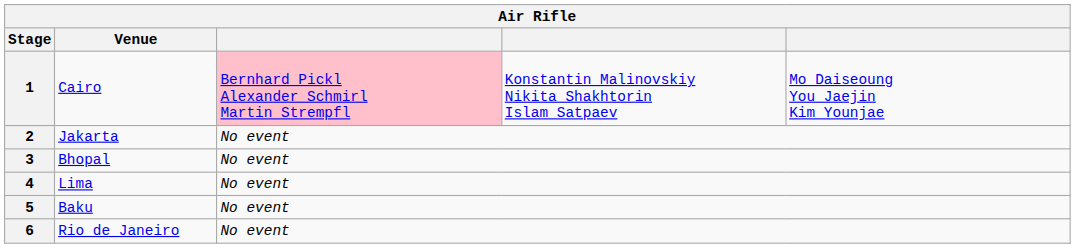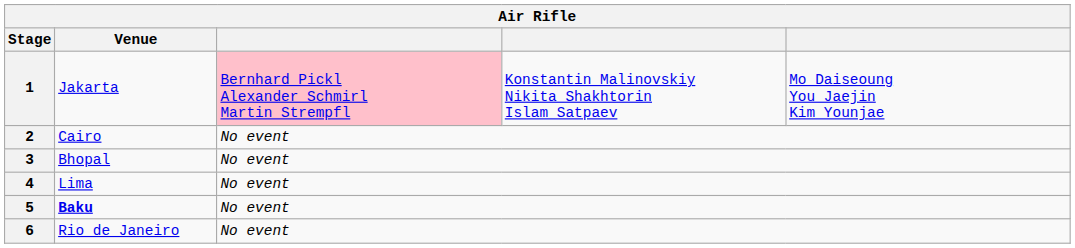(80, 88) Cairo -> (88, 88) Jakarta
(88, 137) Jakarta -> (80, 137) Cairo
(75, 207) normal -> (75, 207) bold
